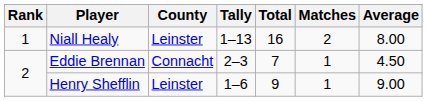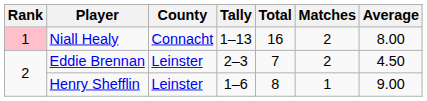(25, 38) no background -> (25, 38) pink background
(177, 38) Leinster -> (182, 38) Connacht
(182, 61) Connacht -> (177, 61) Leinster
(327, 61) 1 -> (327, 61) 2
(275, 84) 9 -> (275, 84) 8
